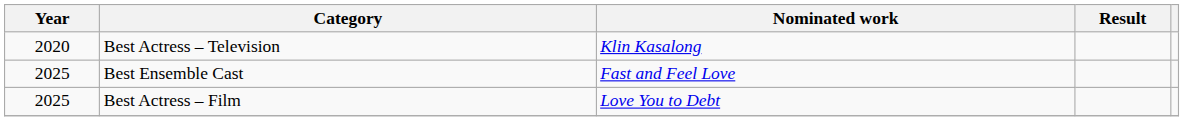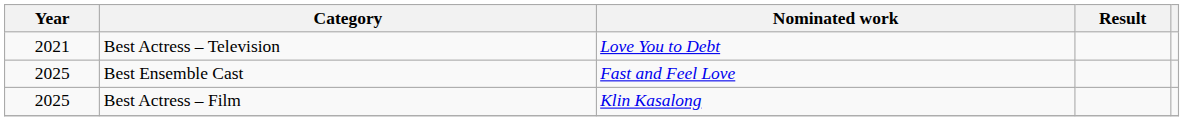(52, 45) 2020 -> (52, 45) 2021
(651, 45) Klin Kasalong -> (660, 45) Love You to Debt
(660, 101) Love You to Debt -> (651, 101) Klin Kasalong
